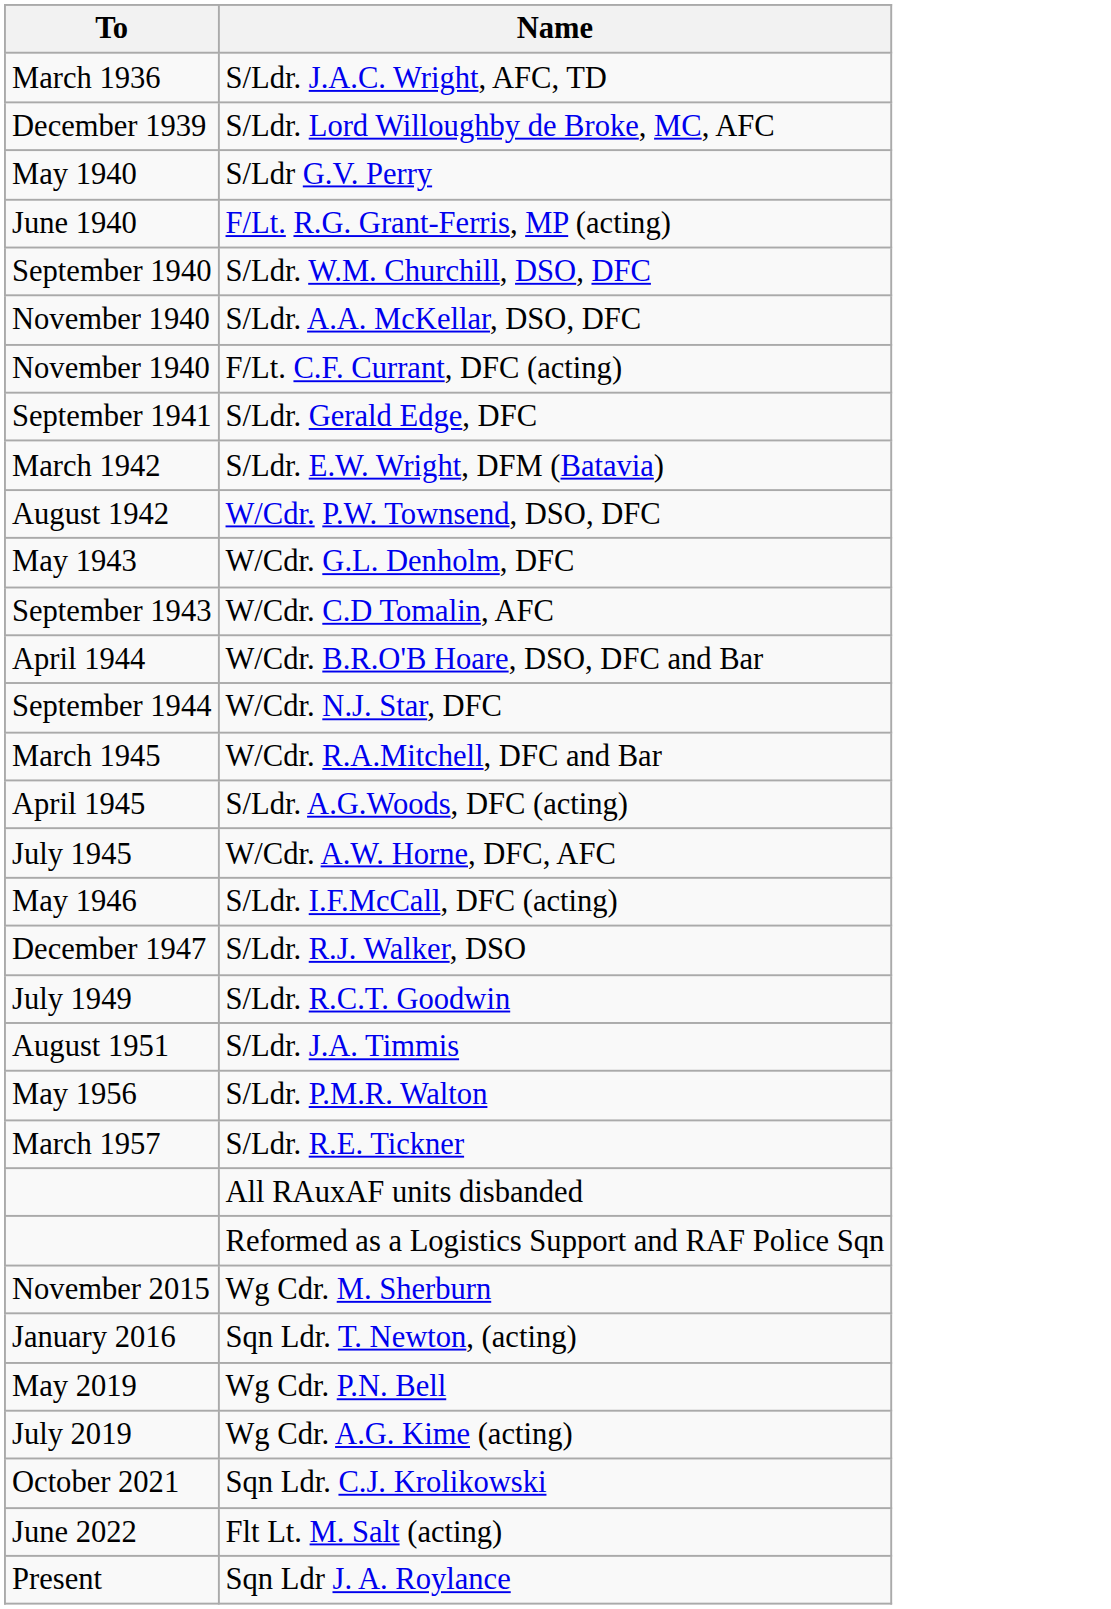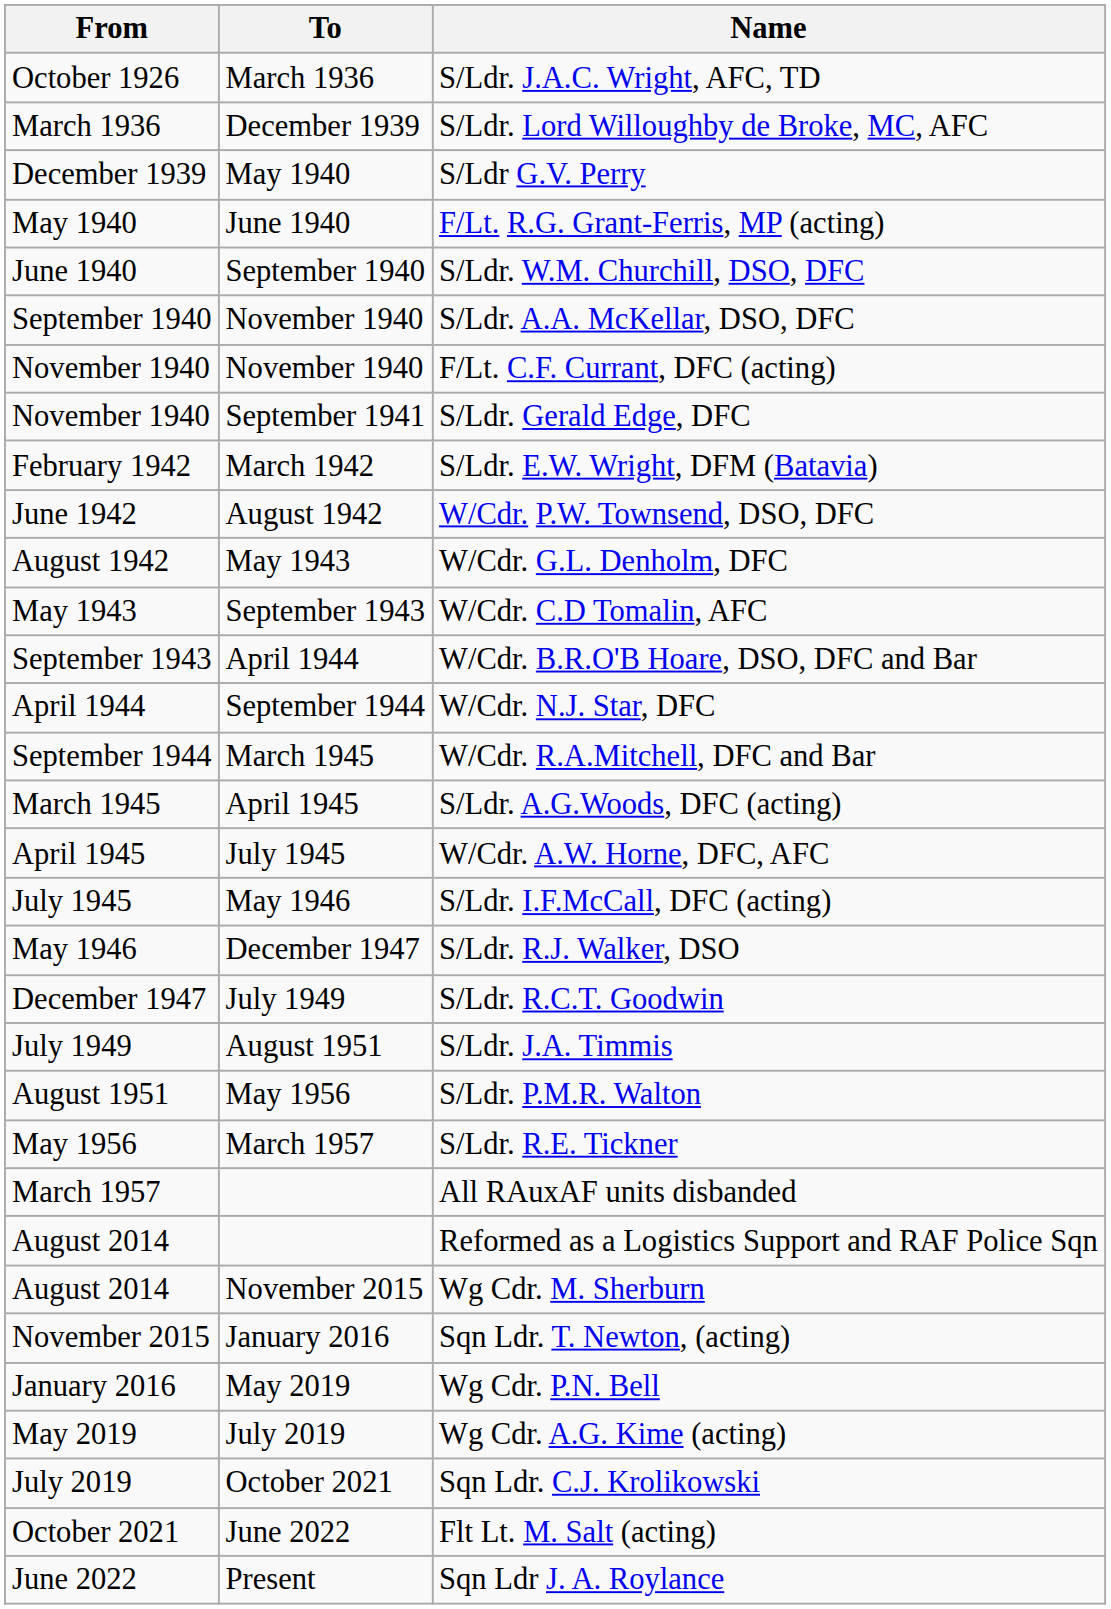+ column: (112, 28)
